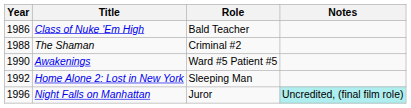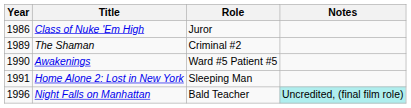(219, 29) Bald Teacher -> (200, 29) Juror
(18, 45) 1988 -> (18, 45) 1989
(18, 78) 1992 -> (18, 78) 1991
(200, 95) Juror -> (219, 95) Bald Teacher
